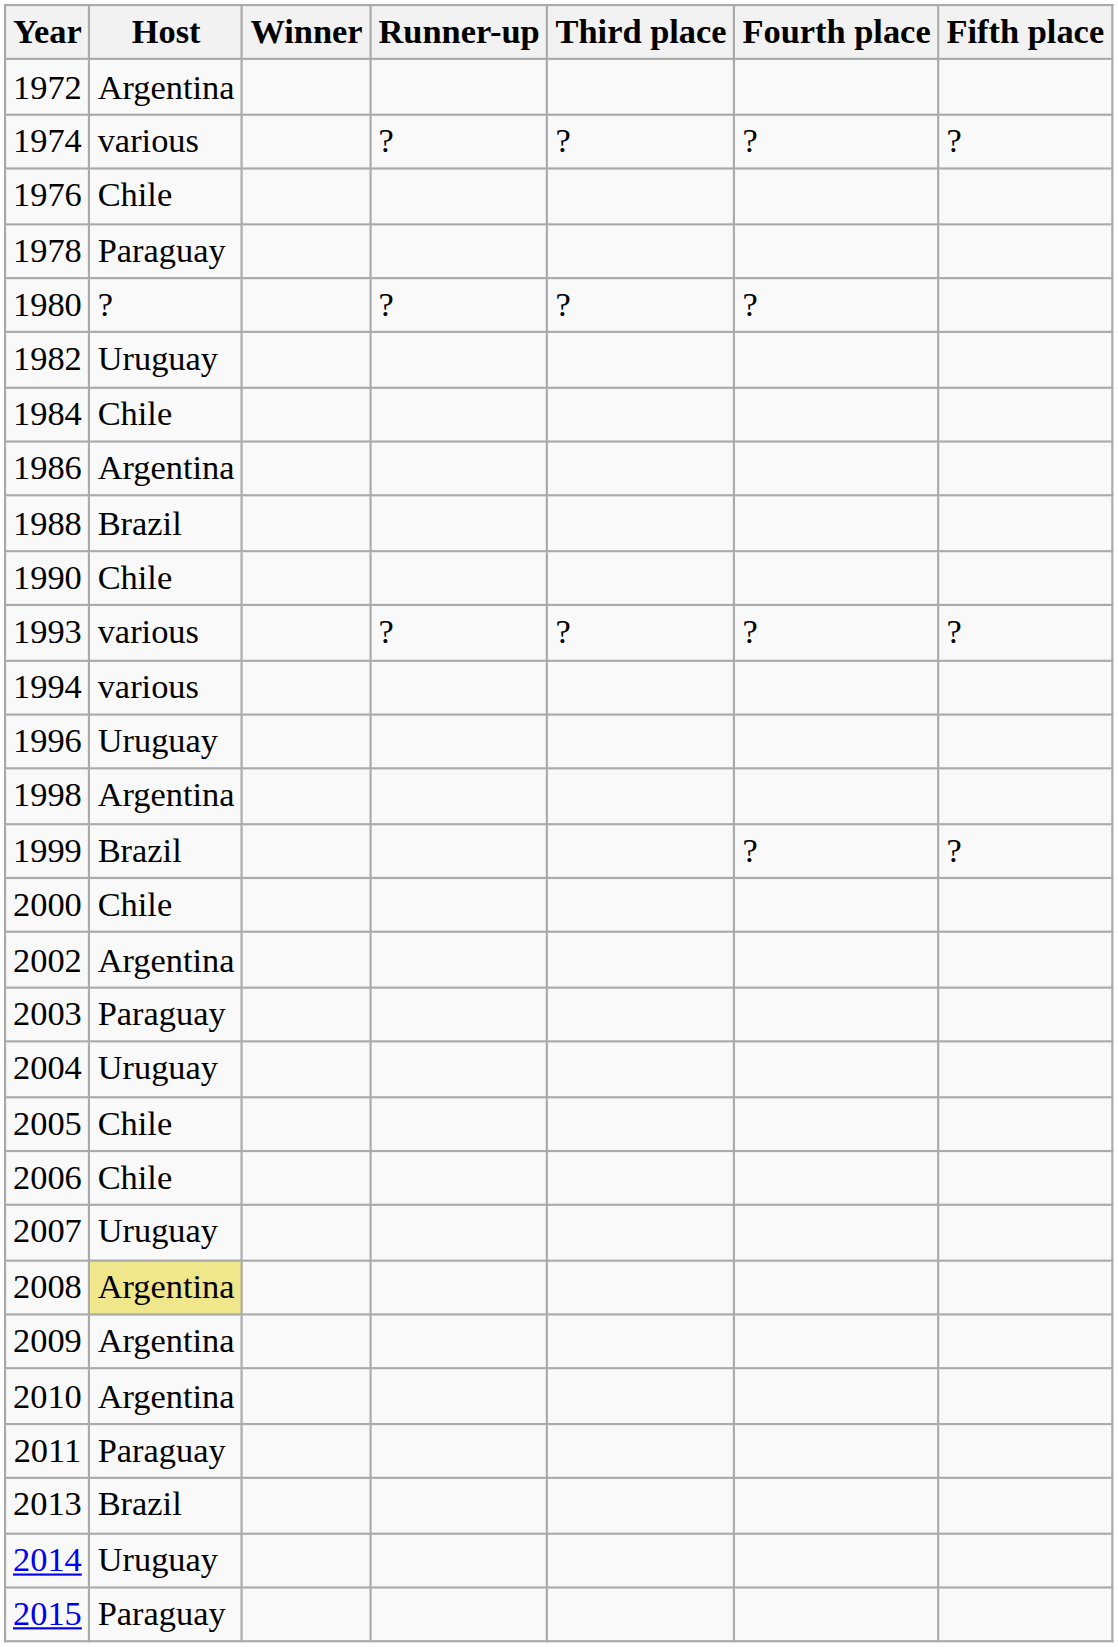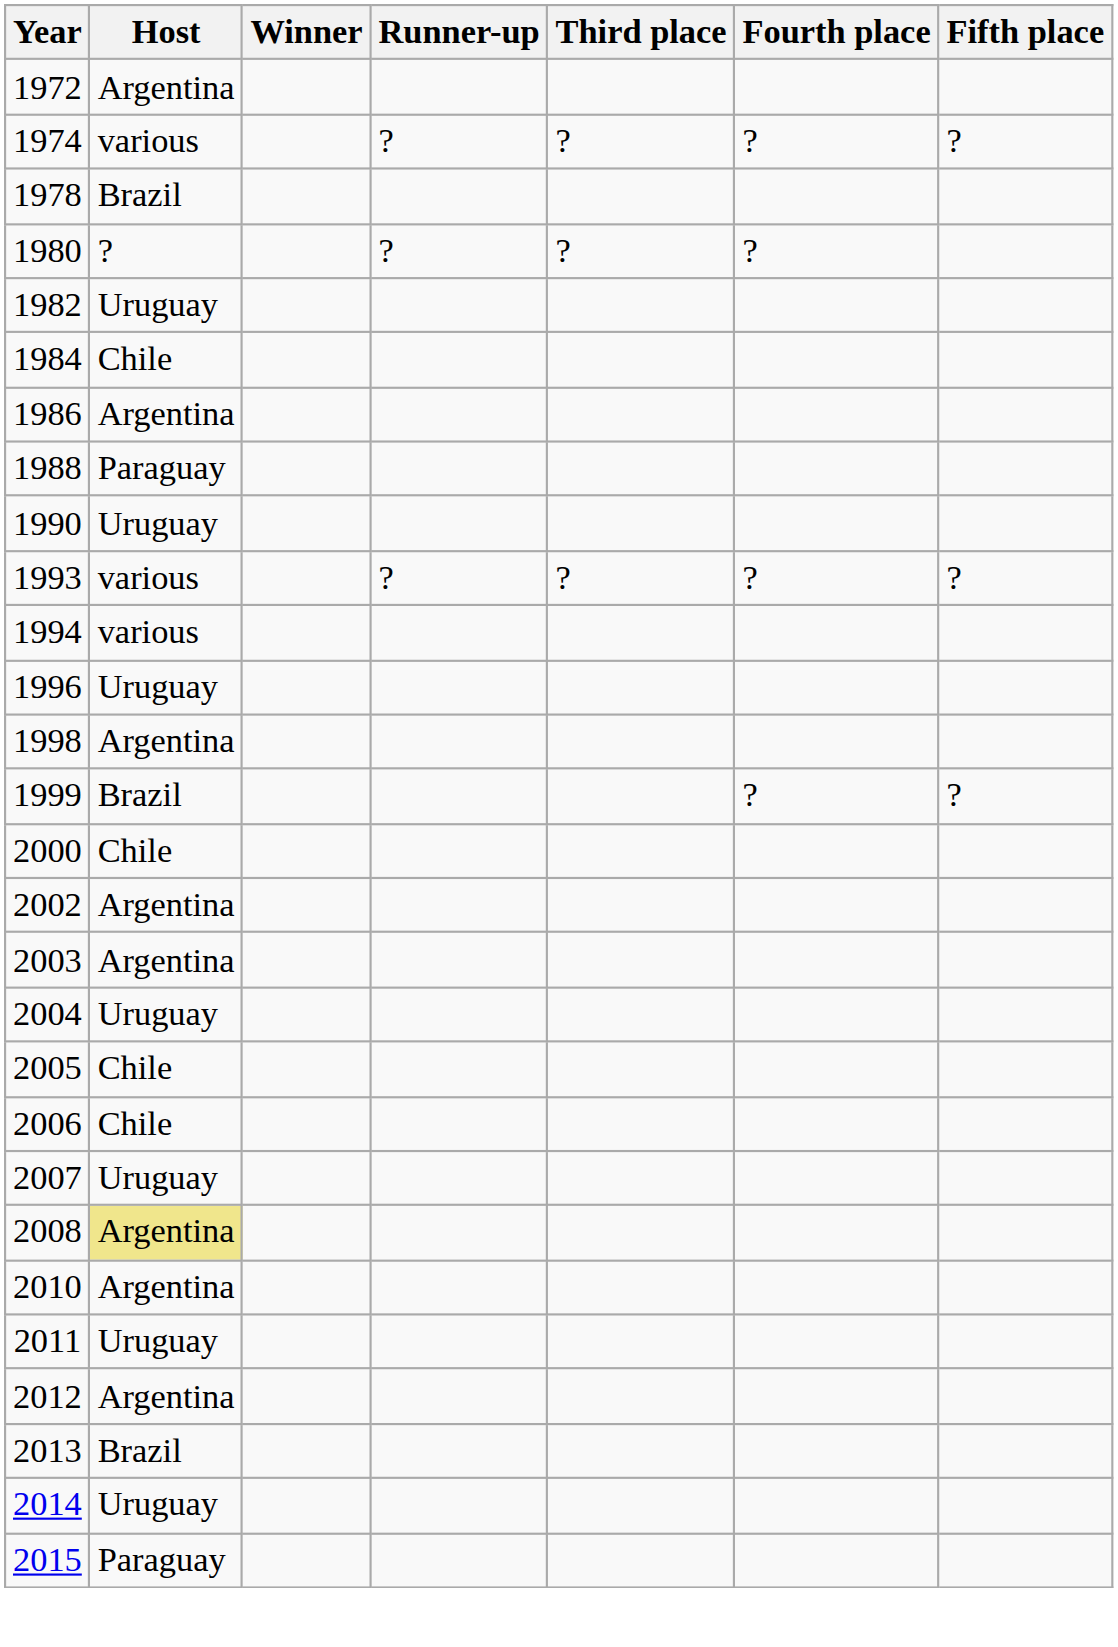- row: (47, 195)
(162, 250) Paraguay -> (140, 195) Brazil
(140, 522) Brazil -> (162, 468) Paraguay
(135, 577) Chile -> (158, 522) Uruguay
(162, 1013) Paraguay -> (166, 959) Argentina
- row: (47, 1341)
(162, 1450) Paraguay -> (158, 1341) Uruguay
+ row: (47, 1395)
